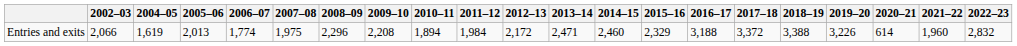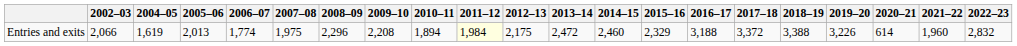(473, 32) no background -> (473, 32) lightyellow background
(519, 32) 2,172 -> (519, 32) 2,175
(565, 32) 2,471 -> (565, 32) 2,472
